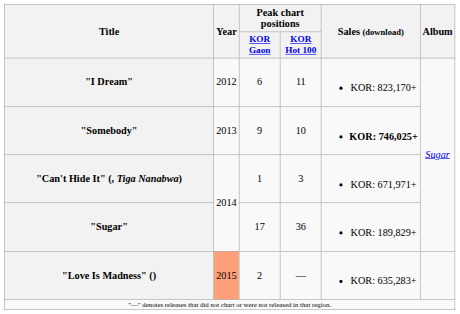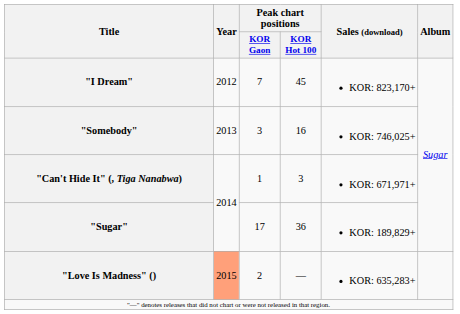(260, 82) 6 -> (260, 82) 7
(301, 82) 11 -> (301, 82) 45
(260, 130) 9 -> (260, 130) 3
(301, 130) 10 -> (301, 130) 16
(371, 136) bold -> (370, 136) normal
